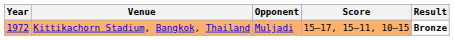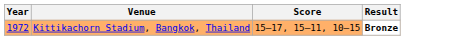- column: (277, 12)
